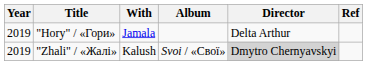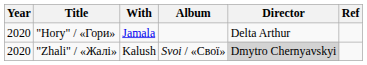(19, 32) 2019 -> (19, 32) 2020
(19, 51) 2019 -> (19, 51) 2020
